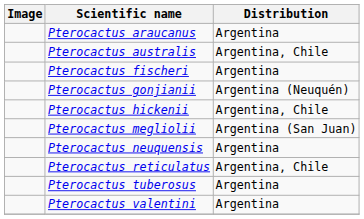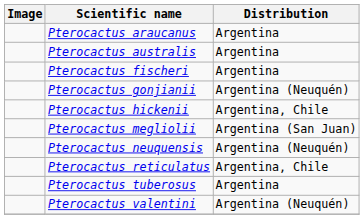(272, 52) Argentina, Chile -> (247, 52) Argentina
(247, 147) Argentina -> (283, 147) Argentina (Neuquén)
(247, 205) Argentina -> (283, 205) Argentina (Neuquén)
